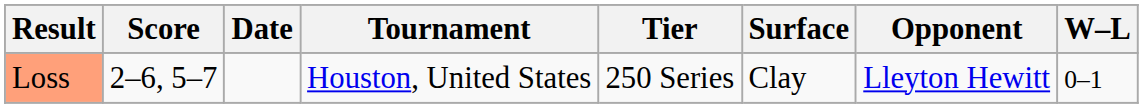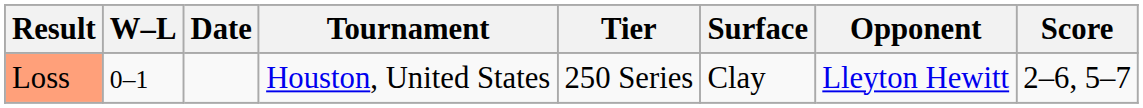columns swapped: (1098, 28) <-> (164, 28)
